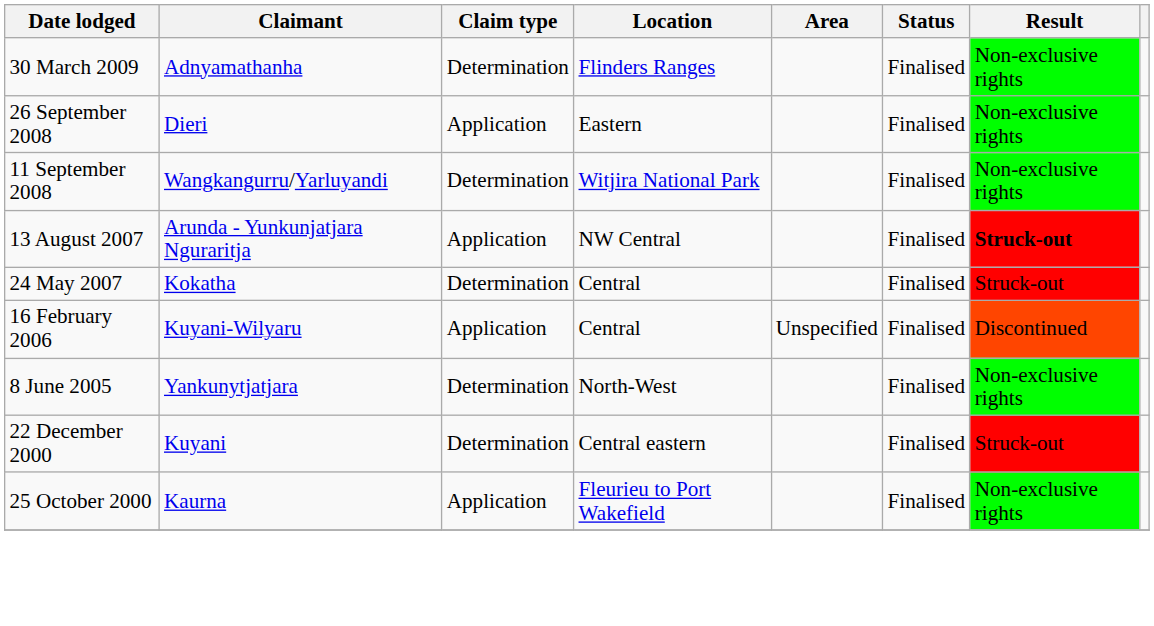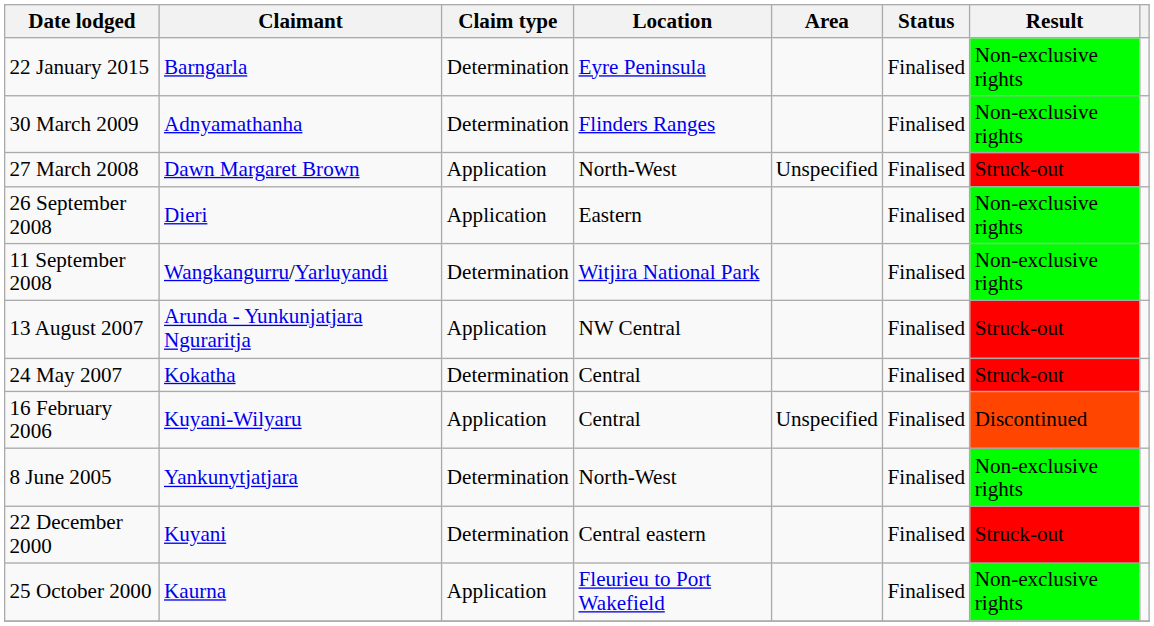+ row: (79, 66)
+ row: (74, 169)
(1023, 238) bold -> (1019, 329) normal
